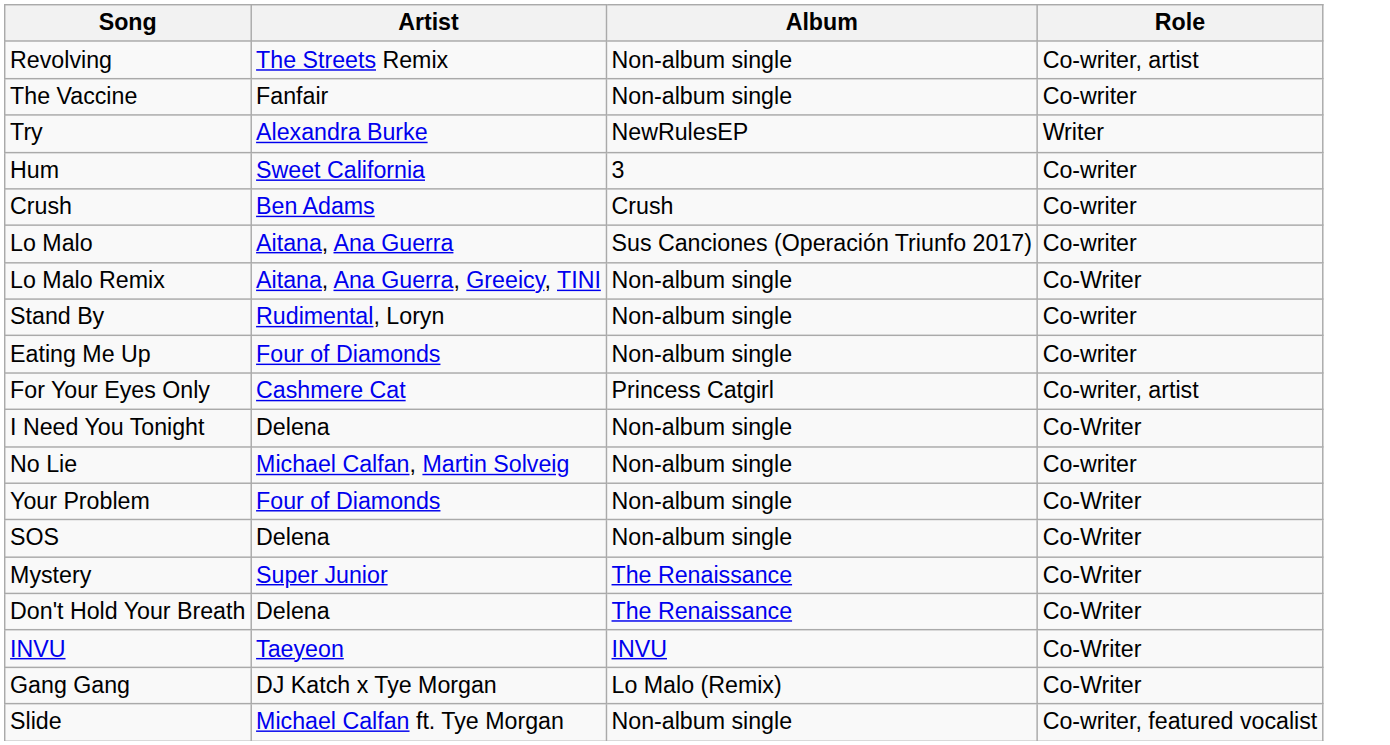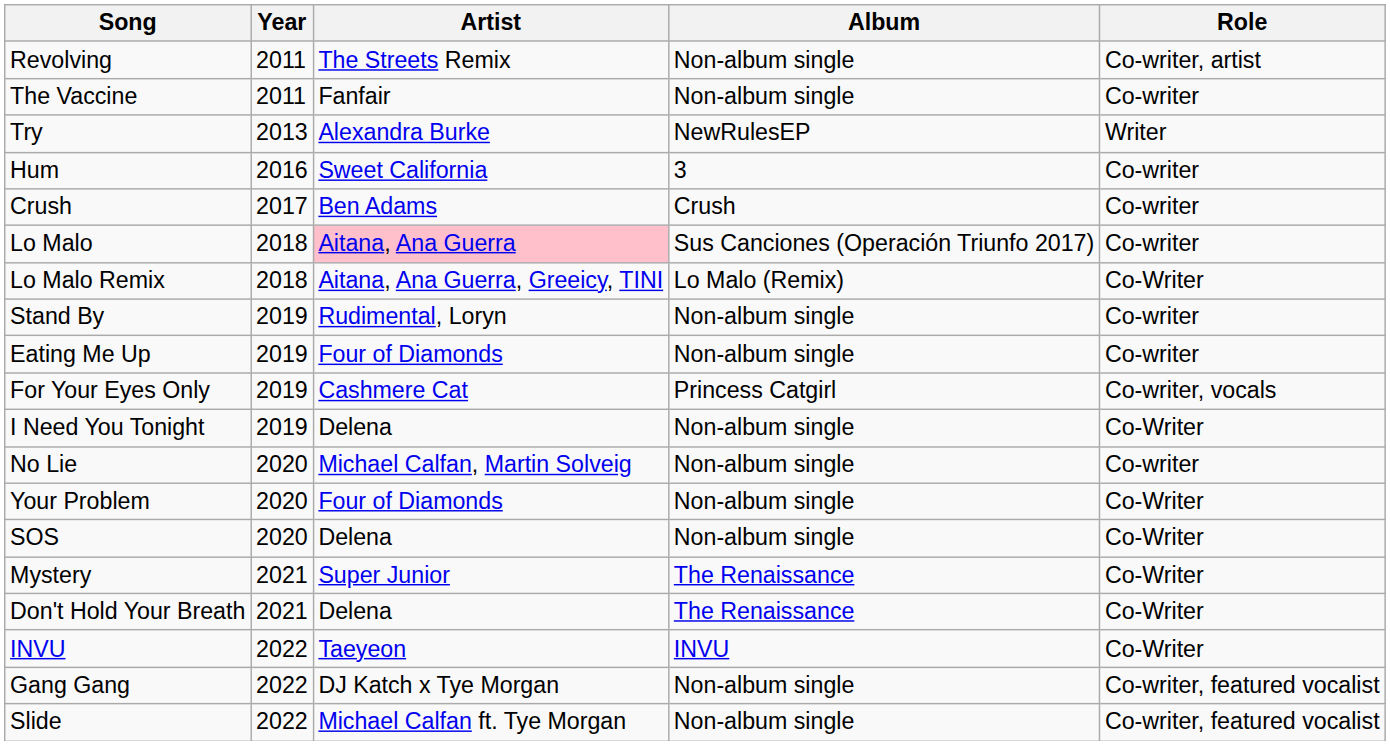+ column: (282, 22)
(355, 243) no background -> (417, 243) pink background
(702, 280) Non-album single -> (759, 280) Lo Malo (Remix)
(1121, 390) Co-writer, artist -> (1191, 390) Co-writer, vocals
(697, 685) Lo Malo (Remix) -> (764, 685) Non-album single
(1092, 685) Co-Writer -> (1242, 685) Co-writer, featured vocalist
